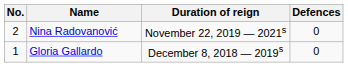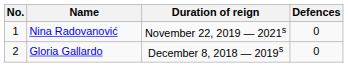(16, 31) 2 -> (16, 31) 1
(16, 52) 1 -> (16, 52) 2
